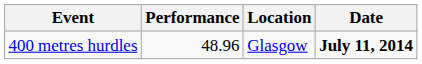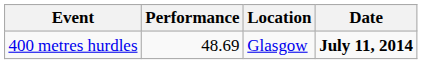(220, 44) 48.96 -> (220, 44) 48.69
